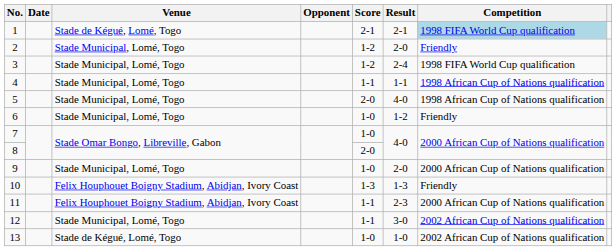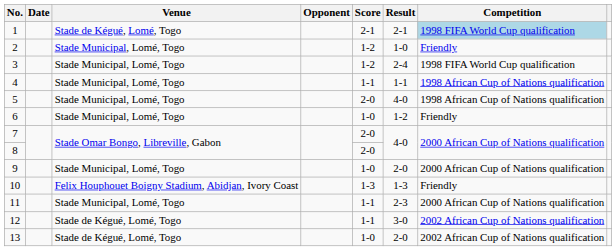(400, 47) 2-0 -> (400, 47) 1-0
(368, 133) 1-0 -> (368, 133) 2-0
(176, 202) Felix Houphouet Boigny Stadium, Abidjan, Ivory Coast -> (120, 202) Stade Municipal, Lomé, Togo
(120, 220) Stade Municipal, Lomé, Togo -> (118, 220) Stade de Kégué, Lomé, Togo
(400, 237) 1-0 -> (400, 237) 2-0
